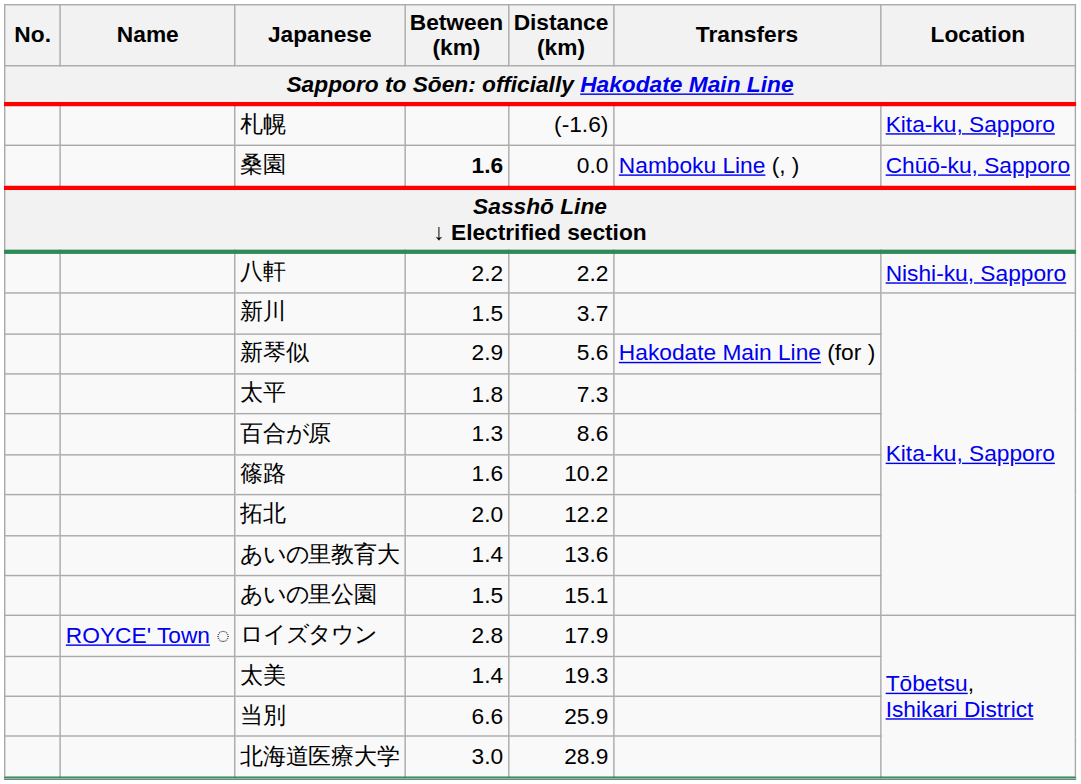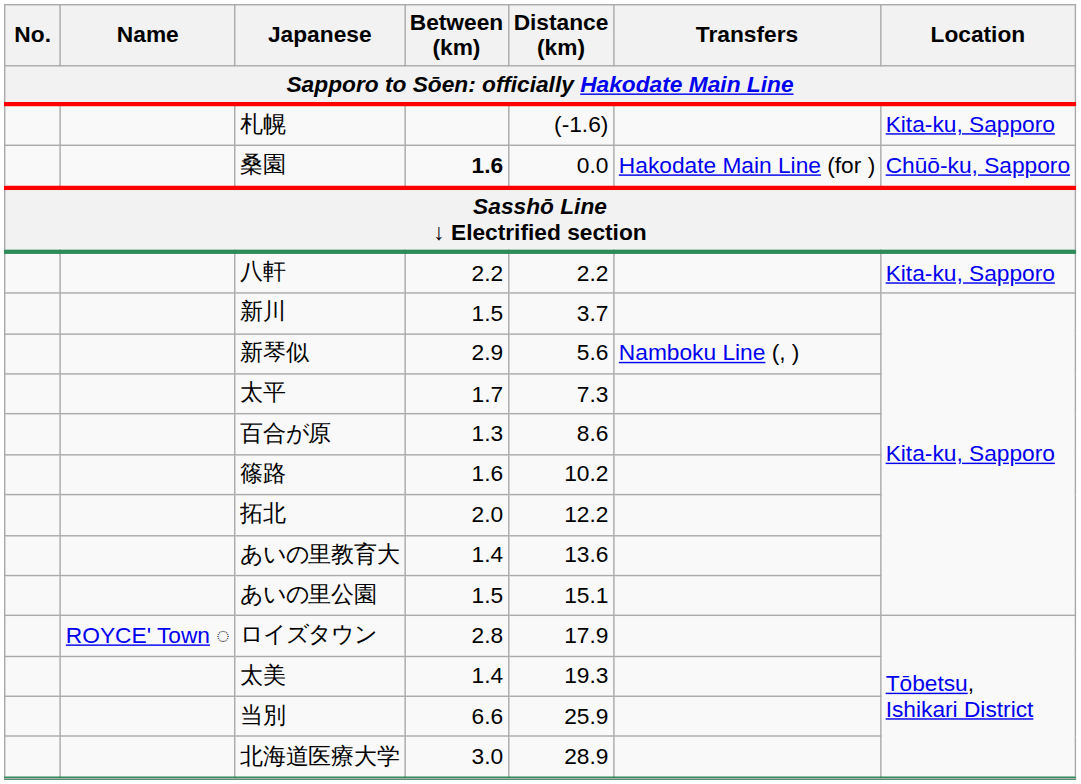(709, 165) Namboku Line (, ) -> (747, 165) Hakodate Main Line (for )
(976, 272) Nishi-ku, Sapporo -> (970, 272) Kita-ku, Sapporo
(747, 353) Hakodate Main Line (for ) -> (709, 353) Namboku Line (, )
(487, 393) 1.8 -> (487, 393) 1.7
